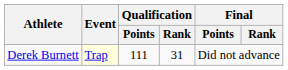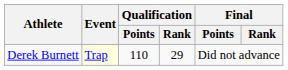(139, 55) 111 -> (139, 55) 110
(177, 55) 31 -> (177, 55) 29
